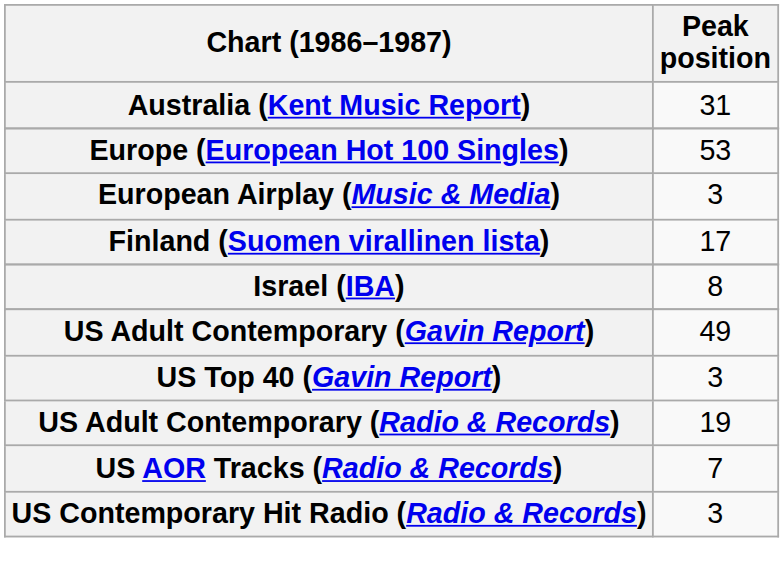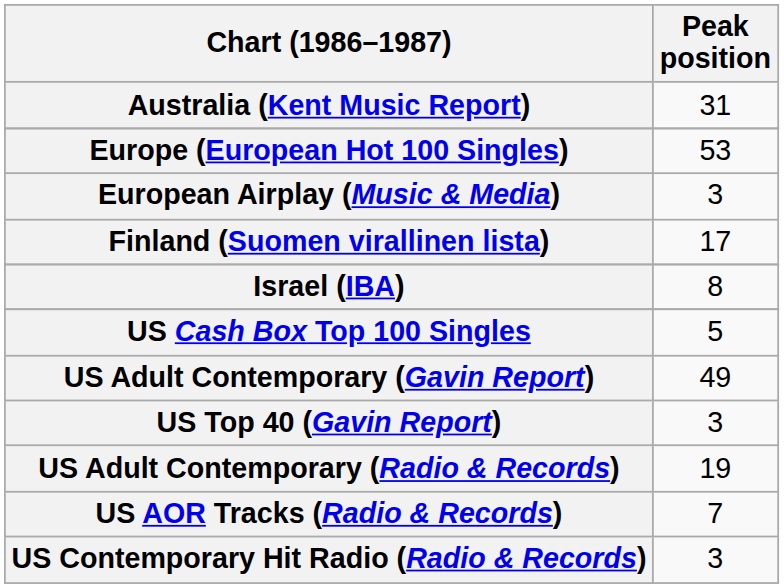+ row: (329, 331)
